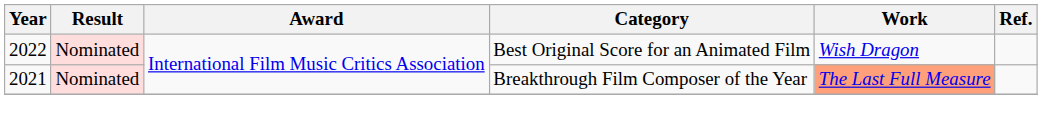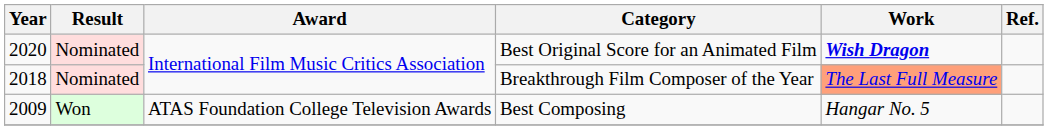(28, 49) 2022 -> (28, 49) 2020
(869, 49) normal -> (877, 49) bold
(28, 79) 2021 -> (28, 79) 2018
+ row: (563, 109)
